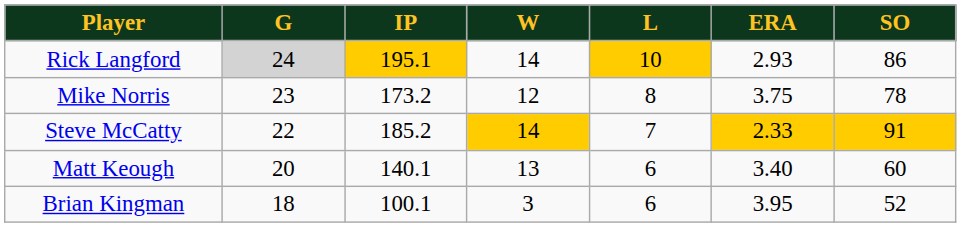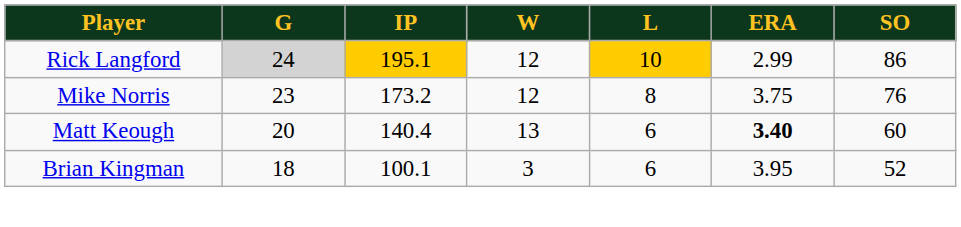(528, 58) 14 -> (528, 58) 12
(773, 58) 2.93 -> (773, 58) 2.99
(895, 95) 78 -> (895, 95) 76
- row: (113, 131)
(406, 167) 140.1 -> (406, 131) 140.4
(773, 167) normal -> (773, 131) bold
